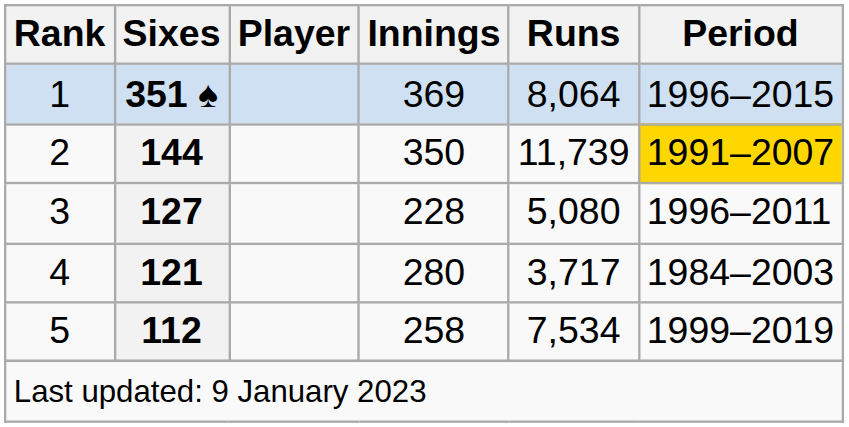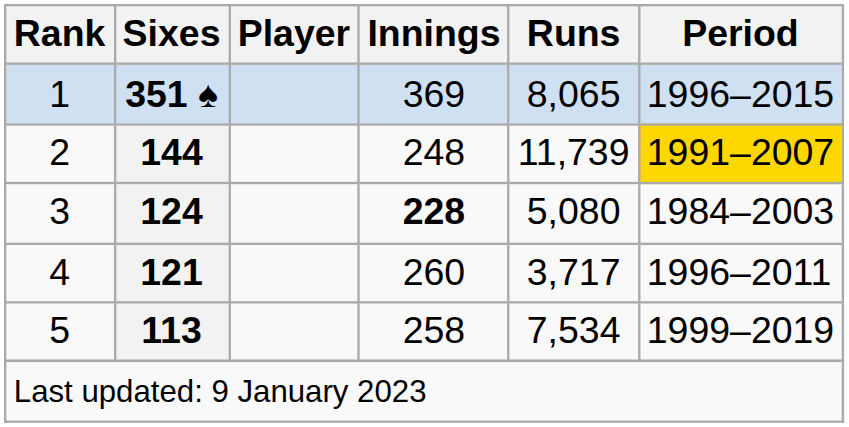(574, 93) 8,064 -> (574, 93) 8,065
(434, 152) 350 -> (434, 152) 248
(172, 212) 127 -> (172, 212) 124
(434, 212) normal -> (434, 212) bold
(739, 212) 1996–2011 -> (740, 212) 1984–2003
(434, 271) 280 -> (434, 271) 260
(740, 271) 1984–2003 -> (739, 271) 1996–2011
(172, 331) 112 -> (172, 331) 113
